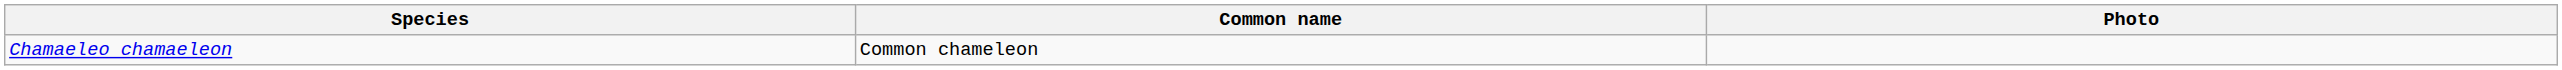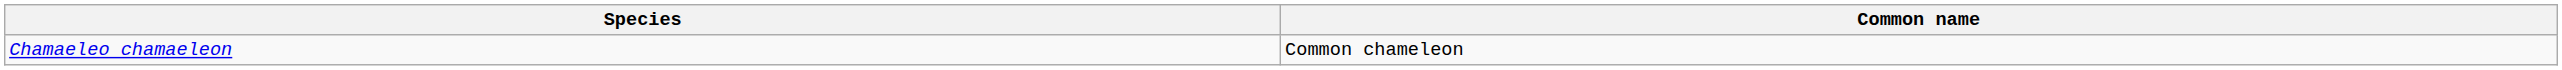- column: (2131, 20)
